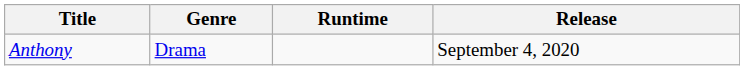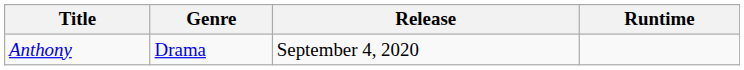columns swapped: (586, 19) <-> (353, 19)
